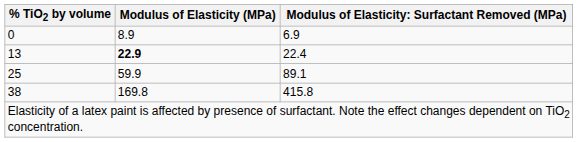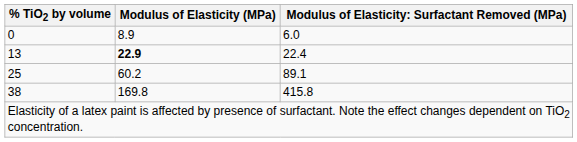(291, 35) 6.9 -> (291, 35) 6.0
(129, 73) 59.9 -> (129, 73) 60.2
